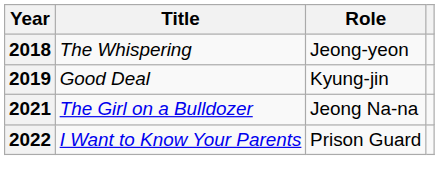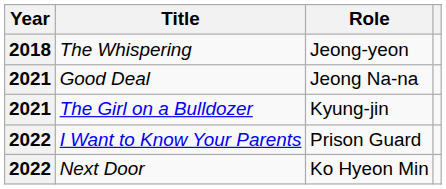(30, 79) 2019 -> (30, 79) 2021
(349, 79) Kyung-jin -> (364, 79) Jeong Na-na
(364, 109) Jeong Na-na -> (349, 109) Kyung-jin
+ row: (102, 169)
